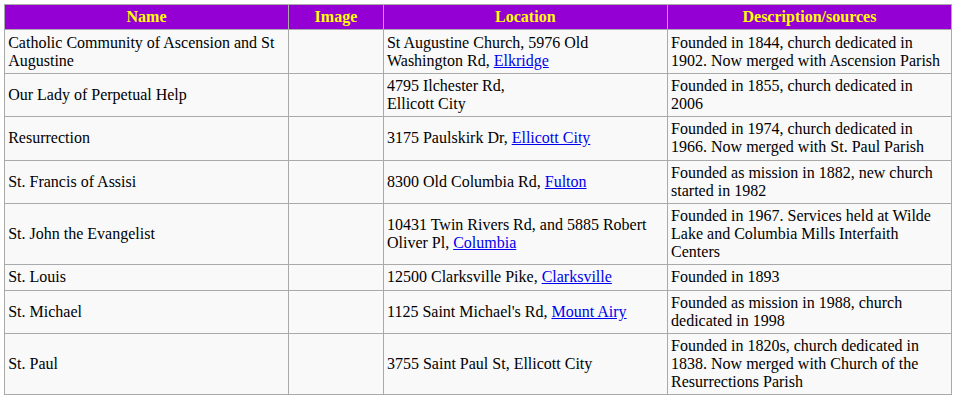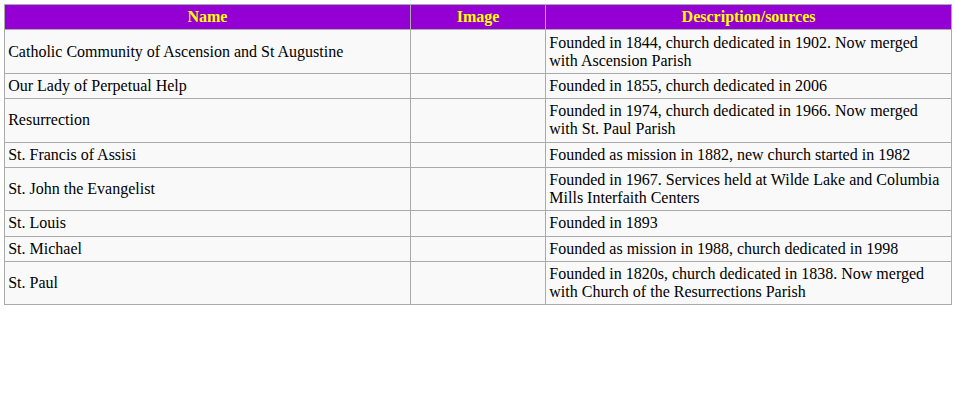- column: (525, 17)
